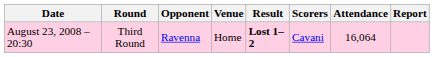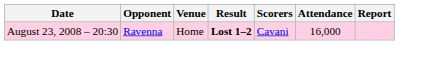- column: (130, 13)
(361, 37) 16,064 -> (325, 31) 16,000
